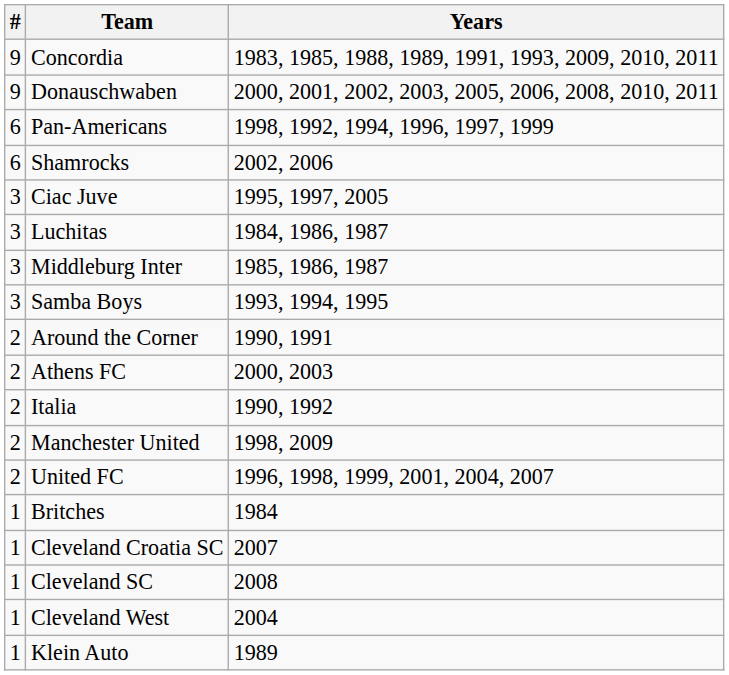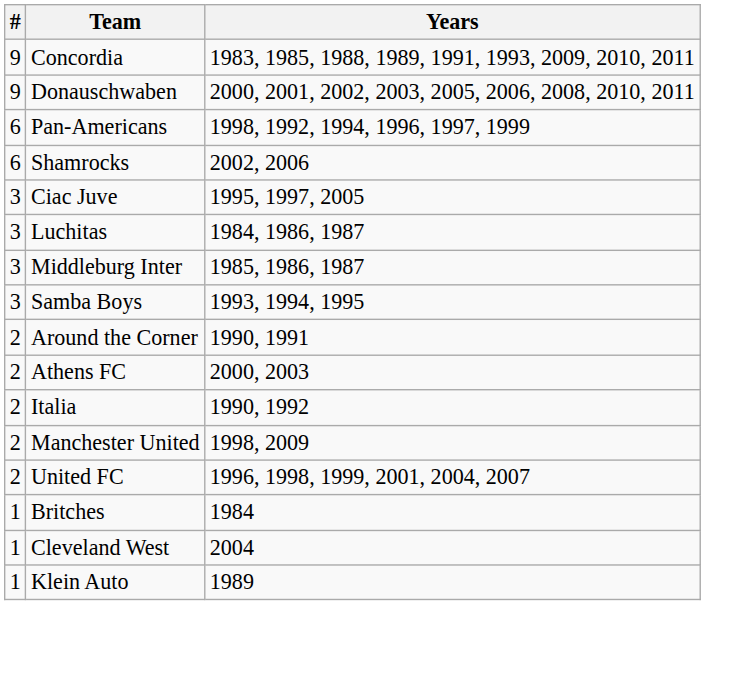- row: (127, 547)
- row: (92, 582)
